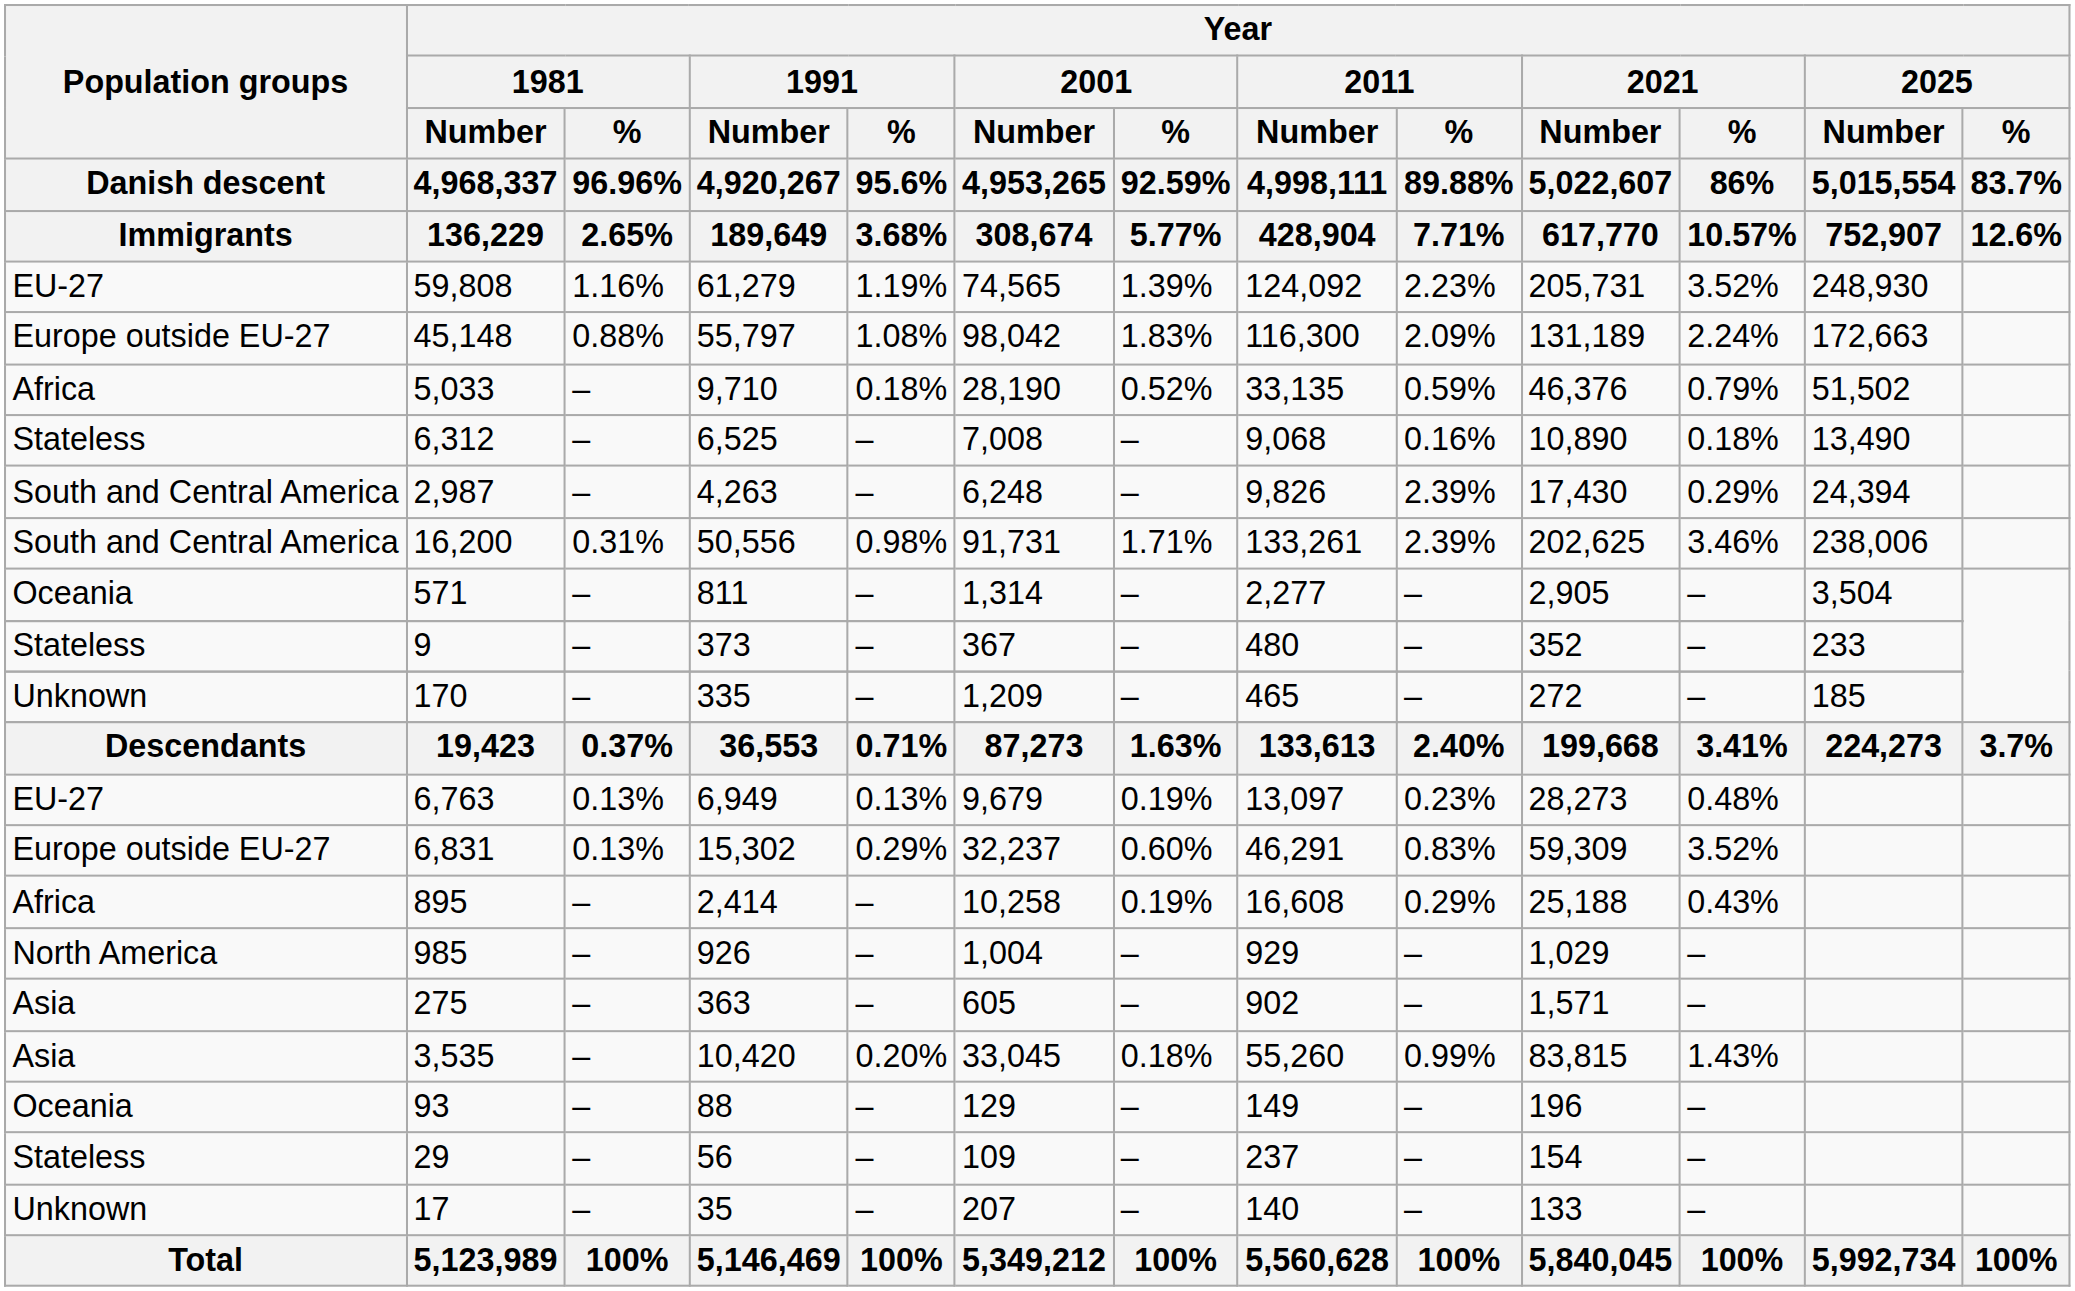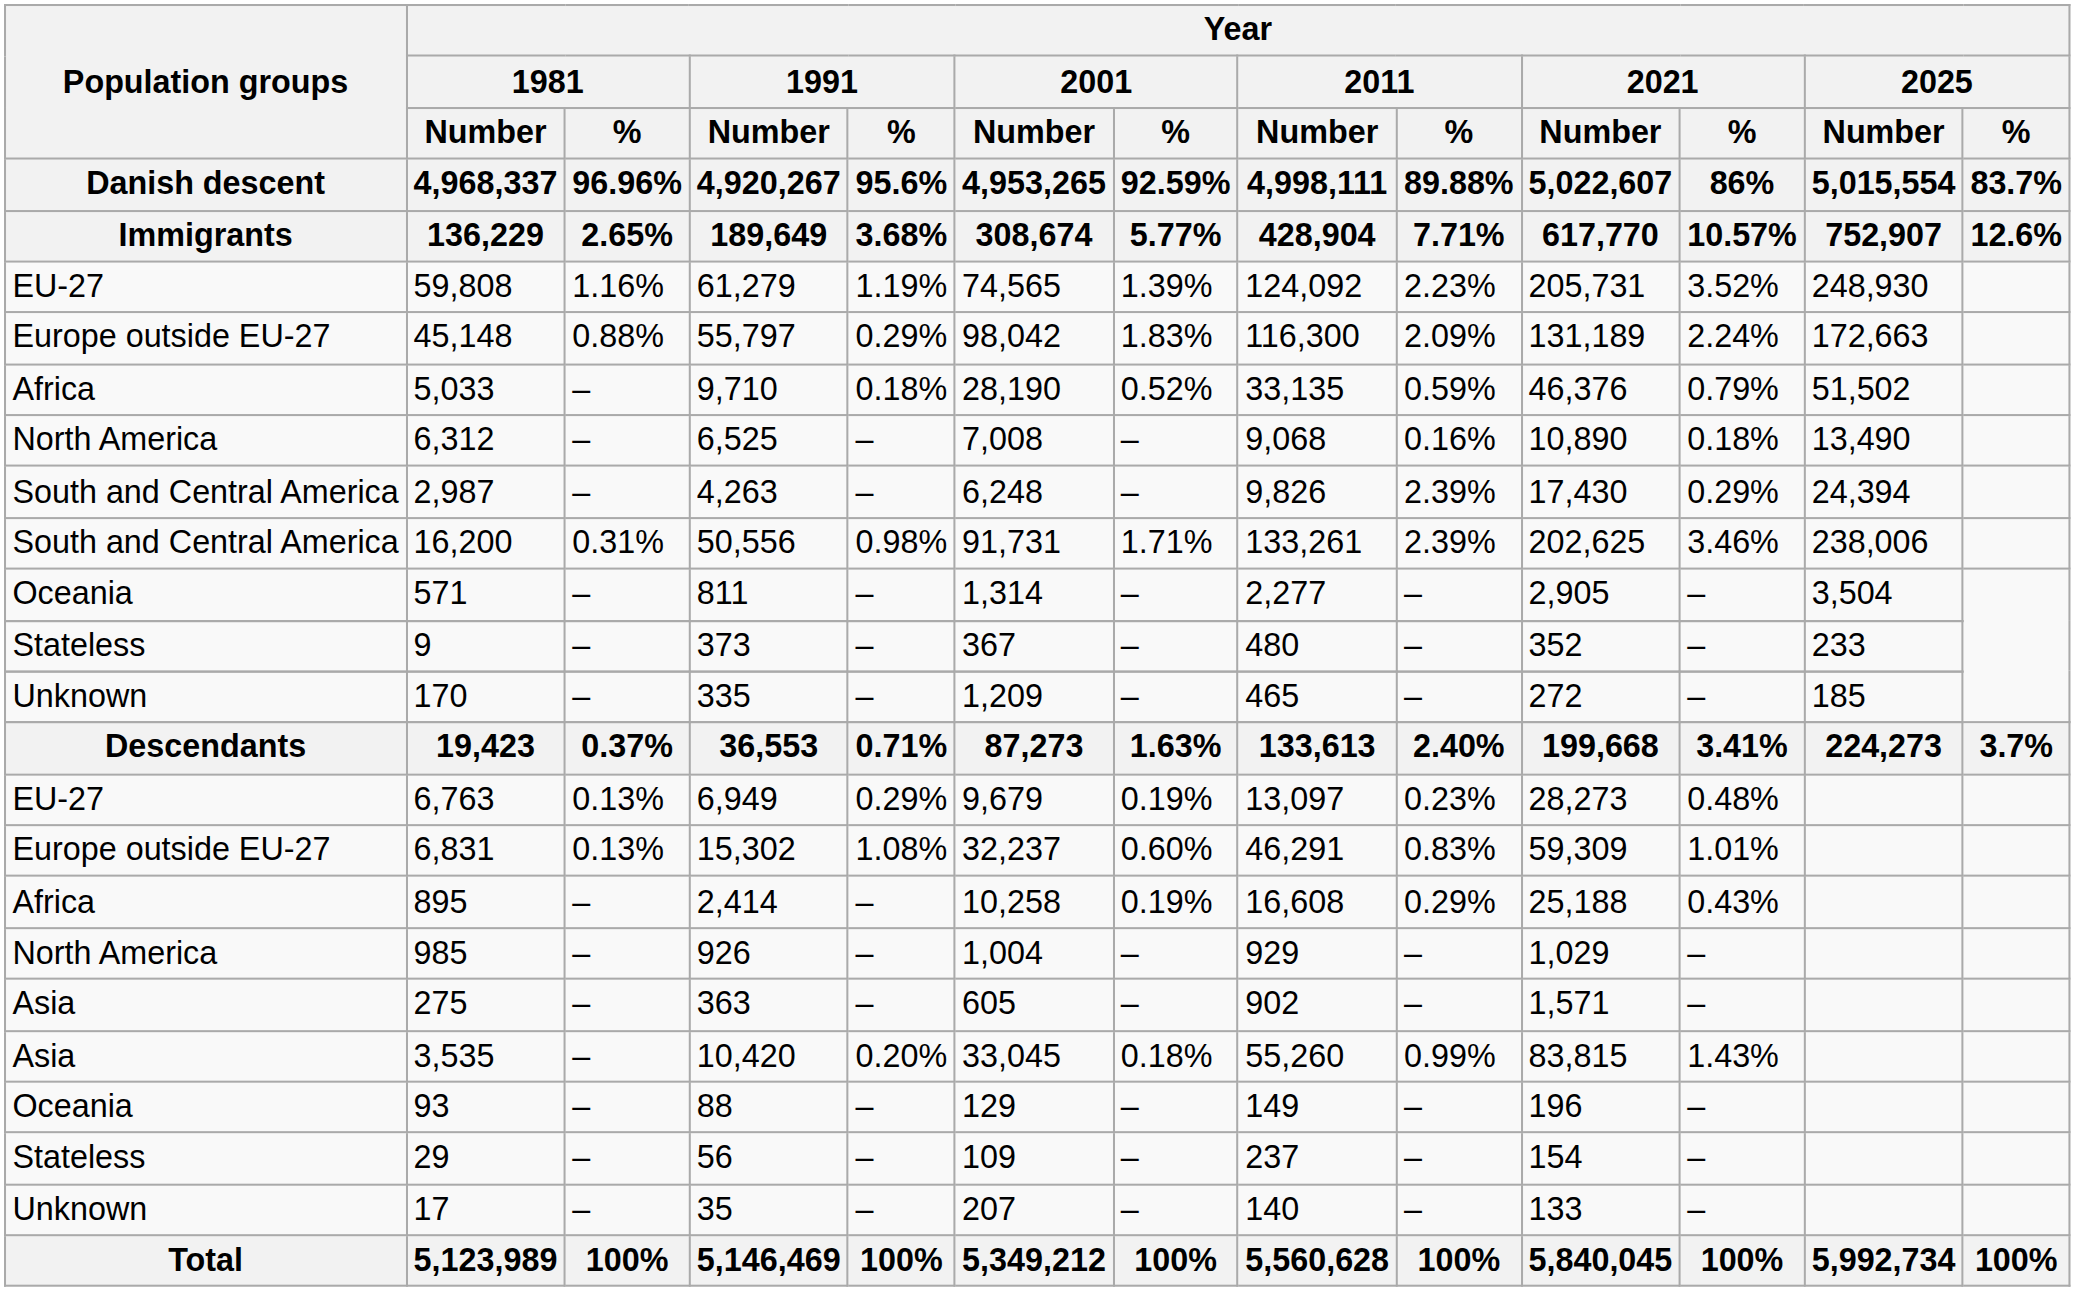(901, 337) 1.08% -> (901, 337) 0.29%
(79, 440) Stateless -> (115, 440) North America
(901, 798) 0.13% -> (901, 798) 0.29%
(901, 850) 0.29% -> (901, 850) 1.08%
(1733, 850) 3.52% -> (1733, 850) 1.01%
